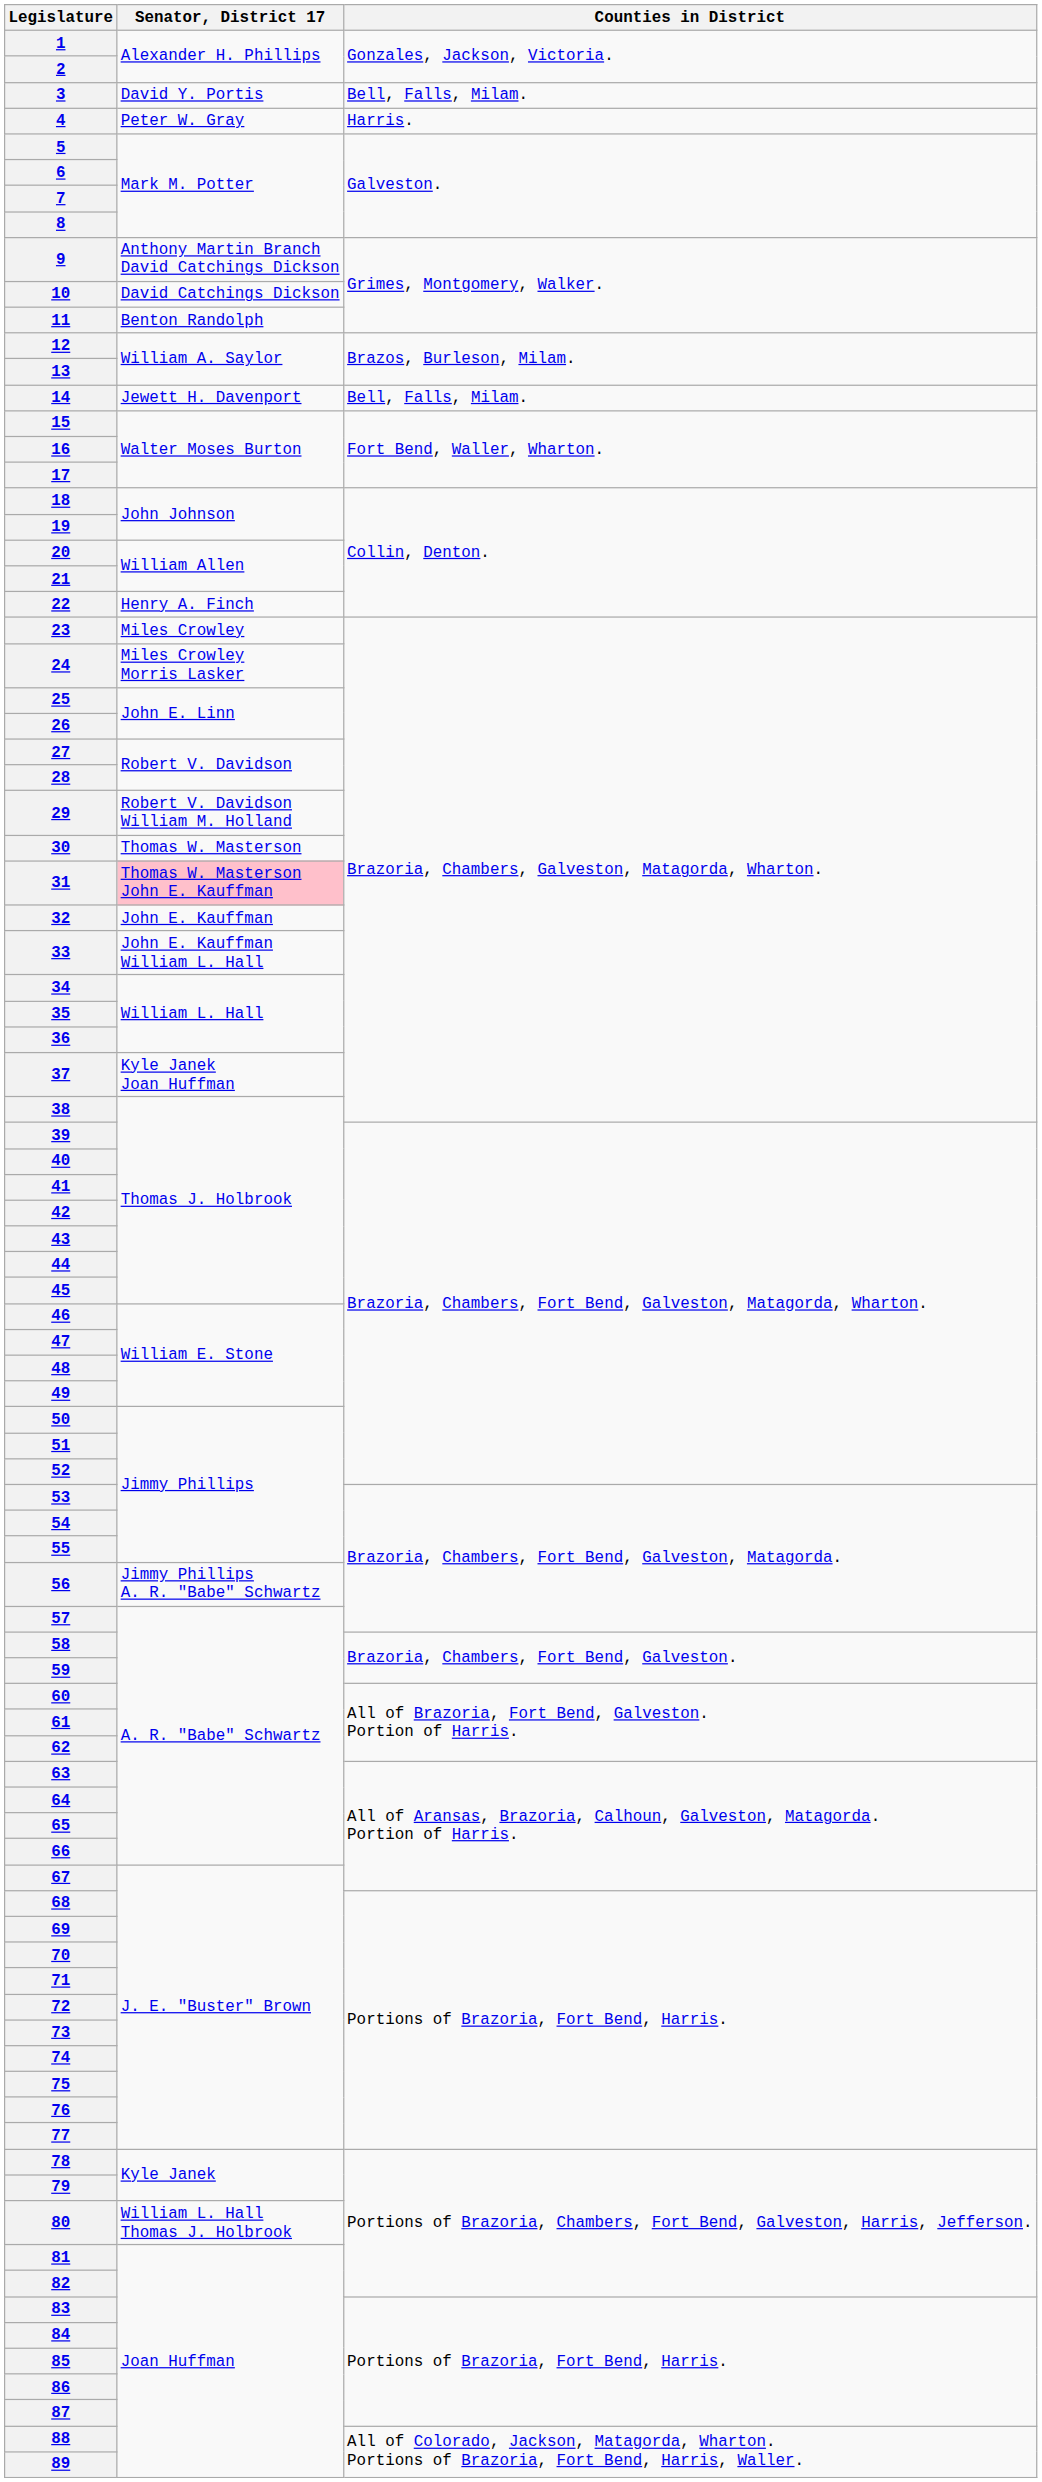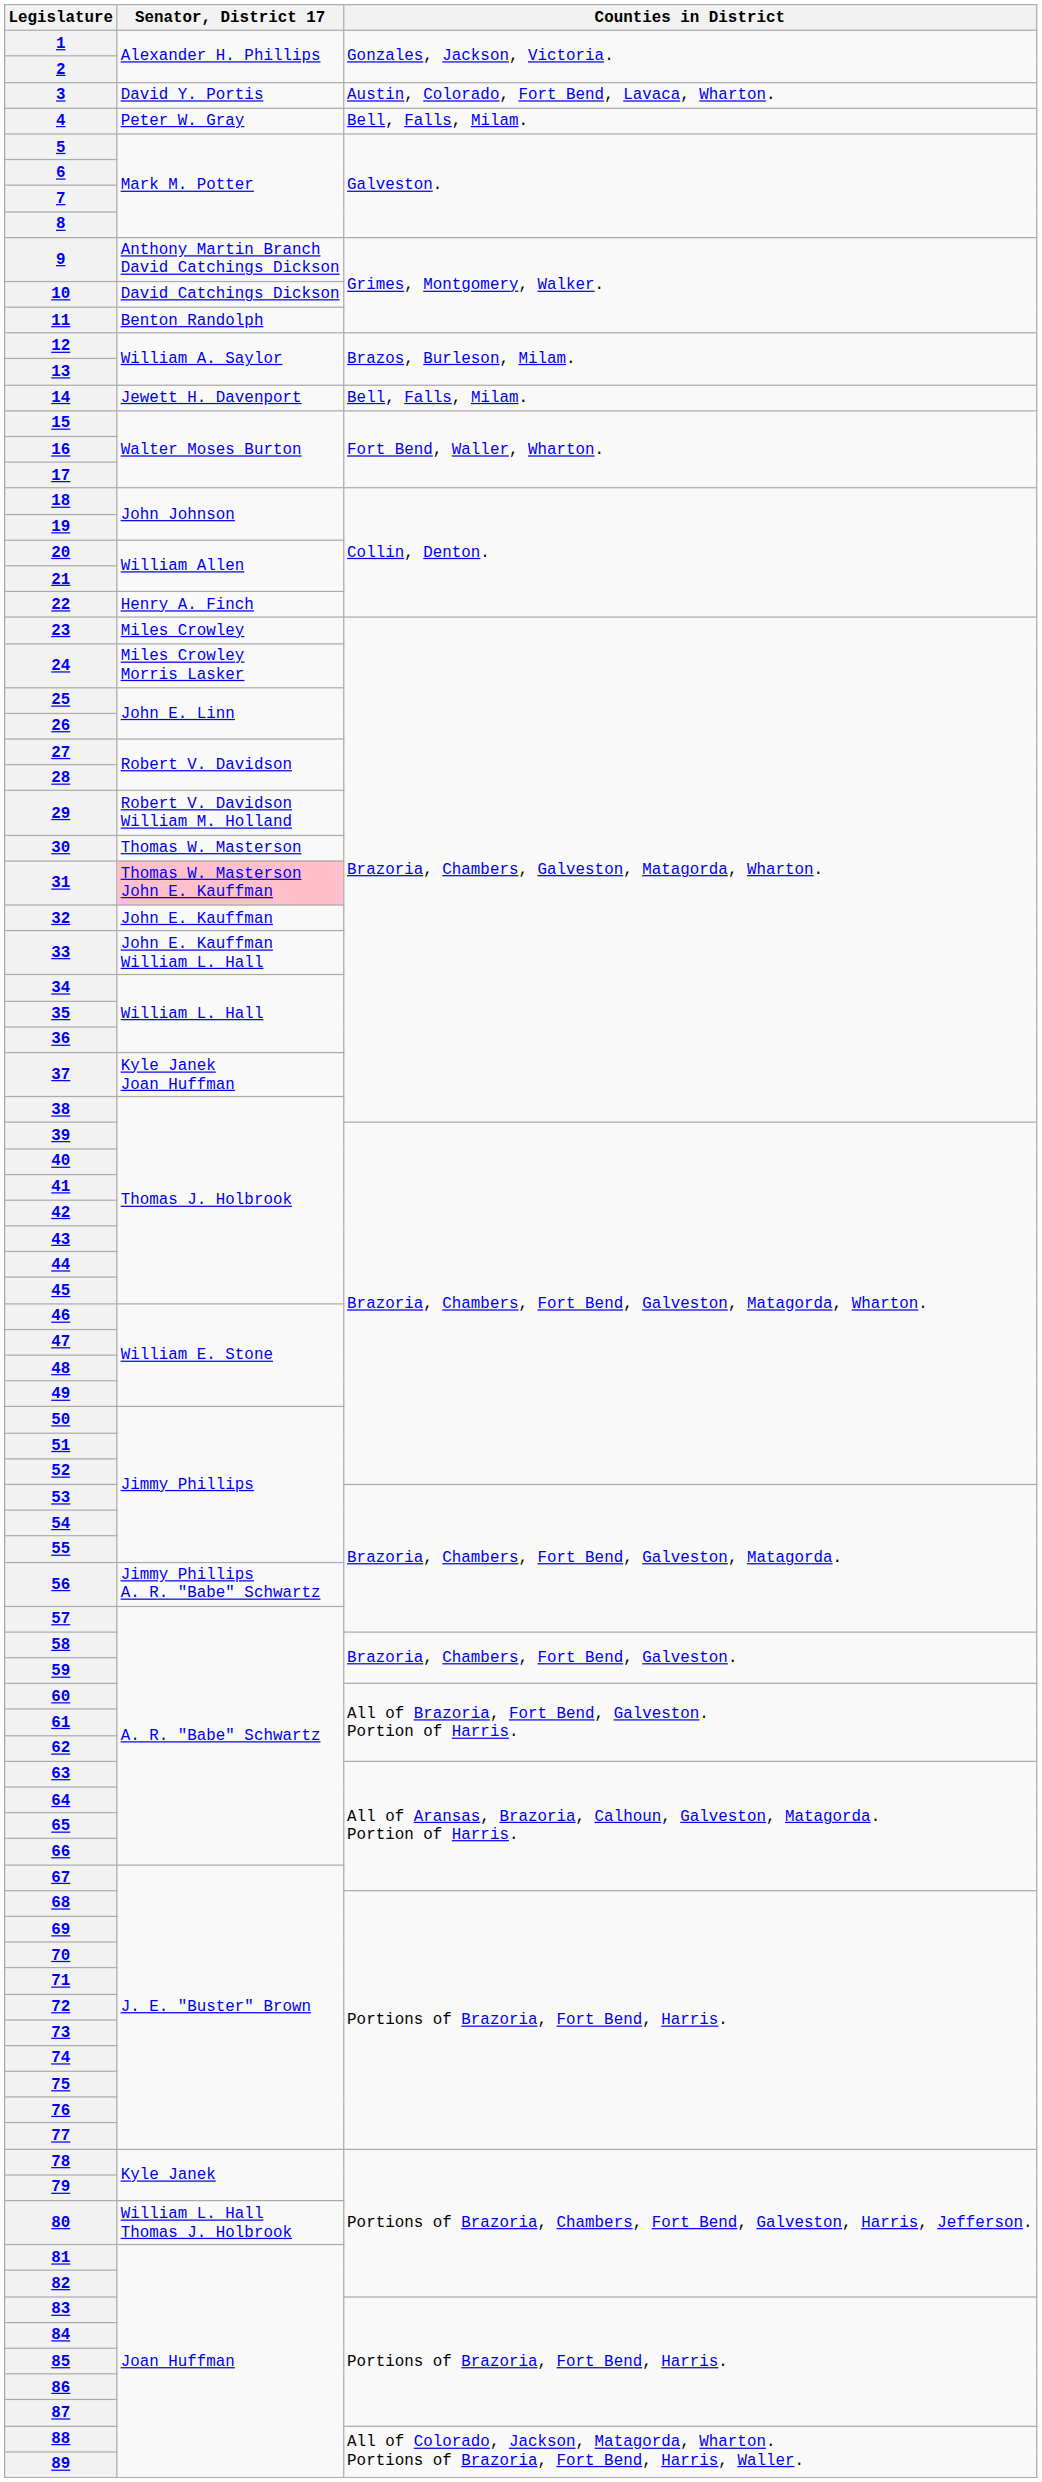(438, 95) Bell, Falls, Milam. -> (561, 95) Austin, Colorado, Fort Bend, Lavaca, Wharton.
(380, 121) Harris. -> (438, 121) Bell, Falls, Milam.
